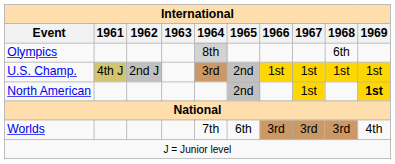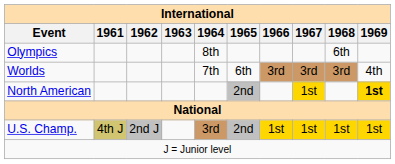(211, 52) lightgrey background -> (211, 52) no background
rows swapped: (26, 129) <-> (42, 71)
